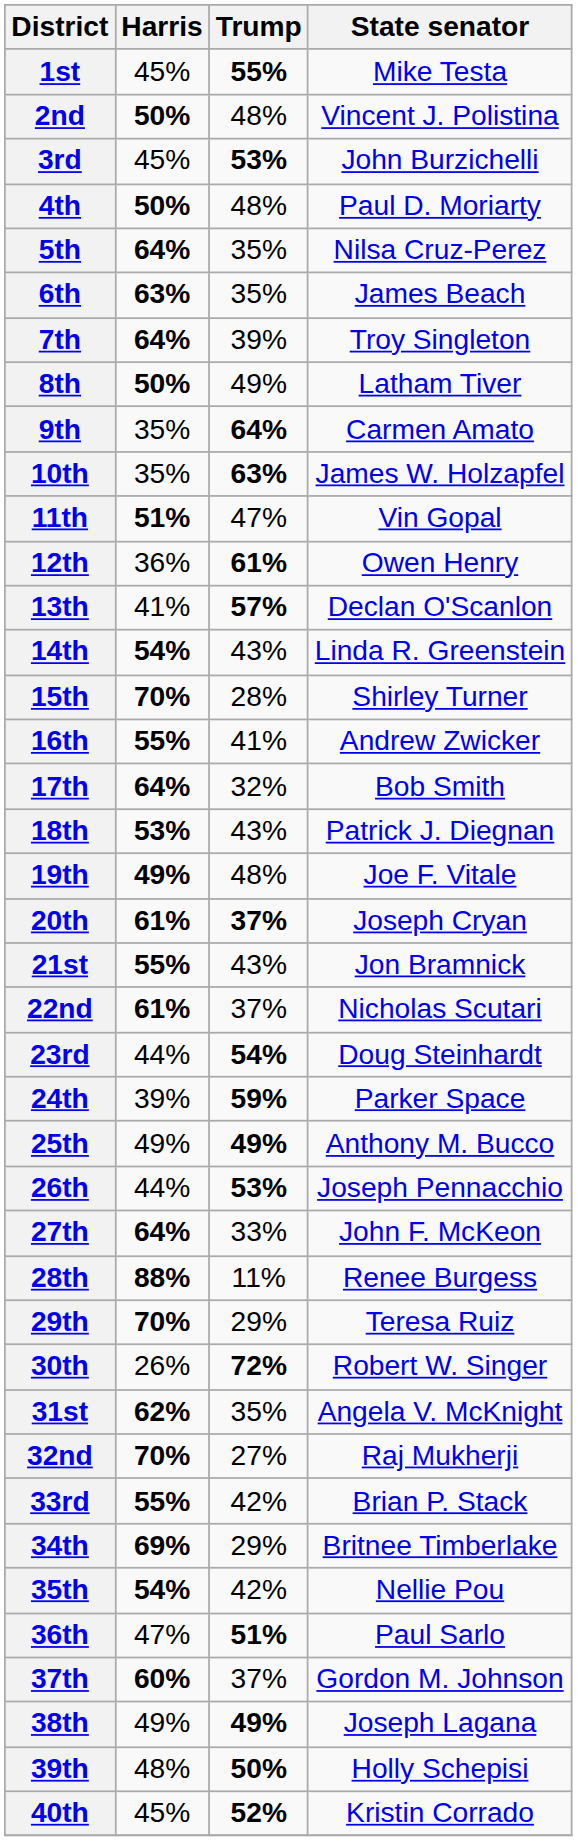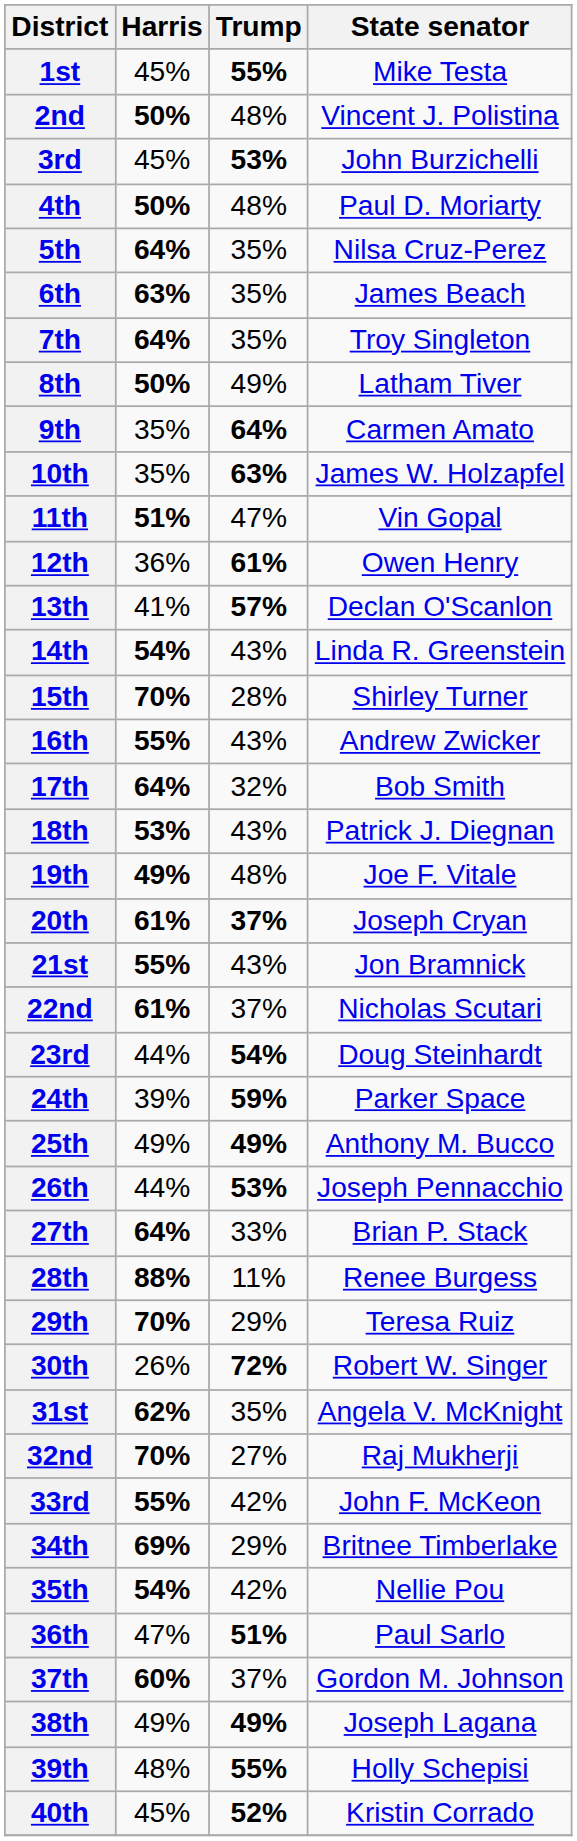(259, 339) 39% -> (259, 339) 35%
(259, 741) 41% -> (259, 741) 43%
(440, 1232) John F. McKeon -> (440, 1232) Brian P. Stack
(440, 1500) Brian P. Stack -> (440, 1500) John F. McKeon
(259, 1768) 50% -> (259, 1768) 55%
